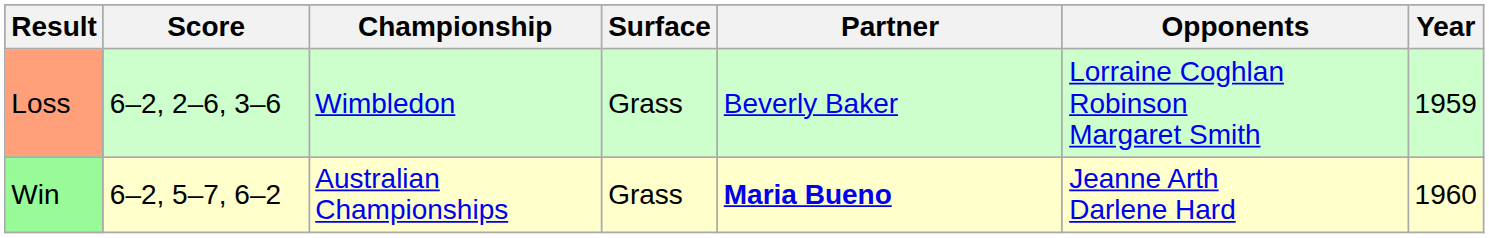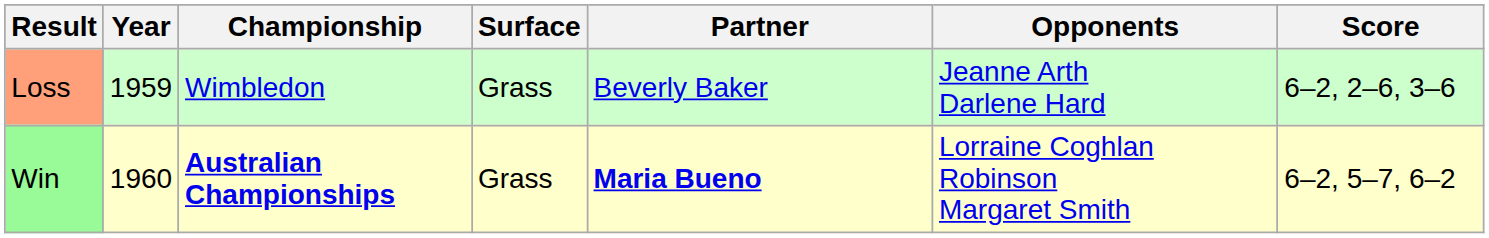columns swapped: (1446, 26) <-> (206, 26)
(1177, 102) Lorraine Coghlan Robinson Margaret Smith -> (1022, 86) Jeanne Arth Darlene Hard
(412, 194) normal -> (290, 178) bold
(1152, 194) Jeanne Arth Darlene Hard -> (1046, 178) Lorraine Coghlan Robinson Margaret Smith
